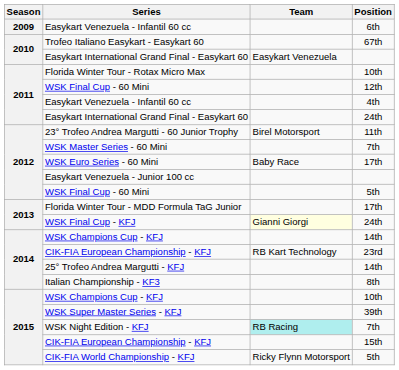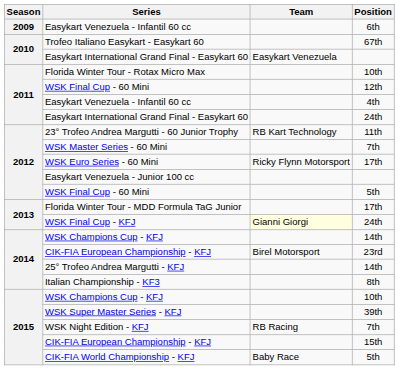(286, 131) Birel Motorsport -> (295, 131) RB Kart Technology
(276, 162) Baby Race -> (301, 162) Ricky Flynn Motorsport
(295, 252) RB Kart Technology -> (286, 252) Birel Motorsport
(275, 327) paleturquoise background -> (275, 327) no background
(301, 357) Ricky Flynn Motorsport -> (276, 357) Baby Race
